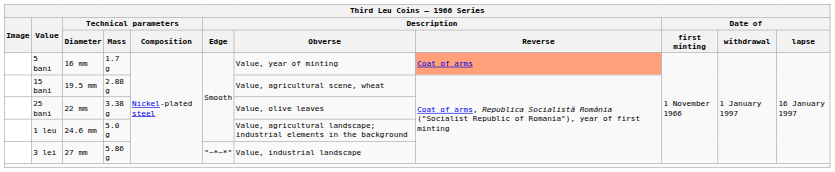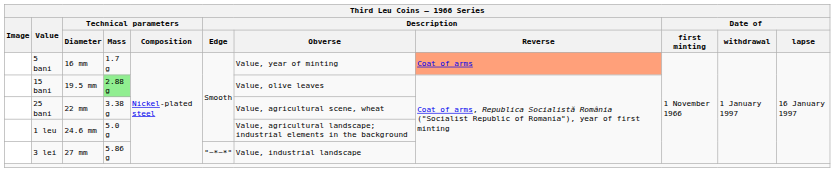(115, 85) no background -> (115, 85) lightgreen background
(310, 85) Value, agricultural scene, wheat -> (280, 85) Value, olive leaves
(280, 108) Value, olive leaves -> (310, 108) Value, agricultural scene, wheat
